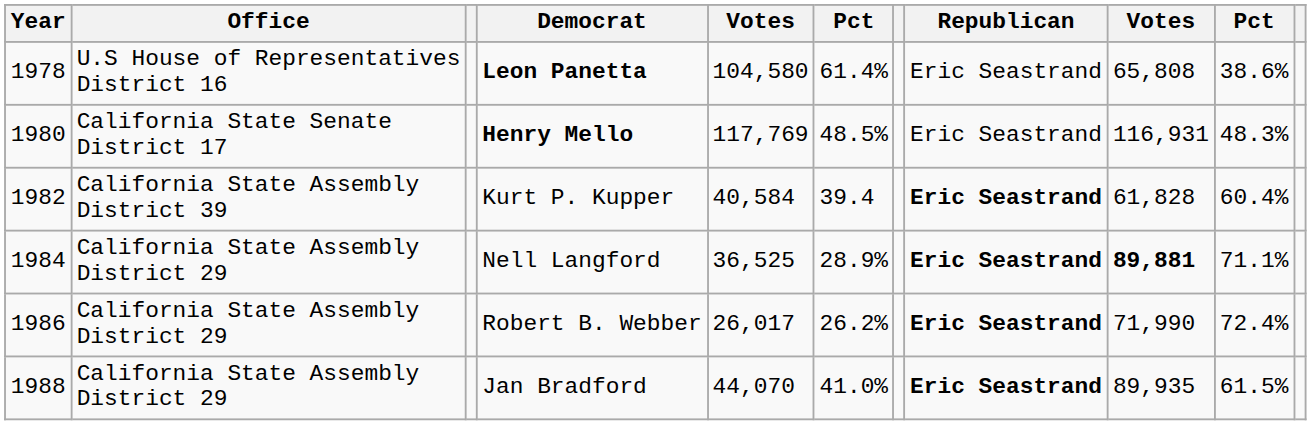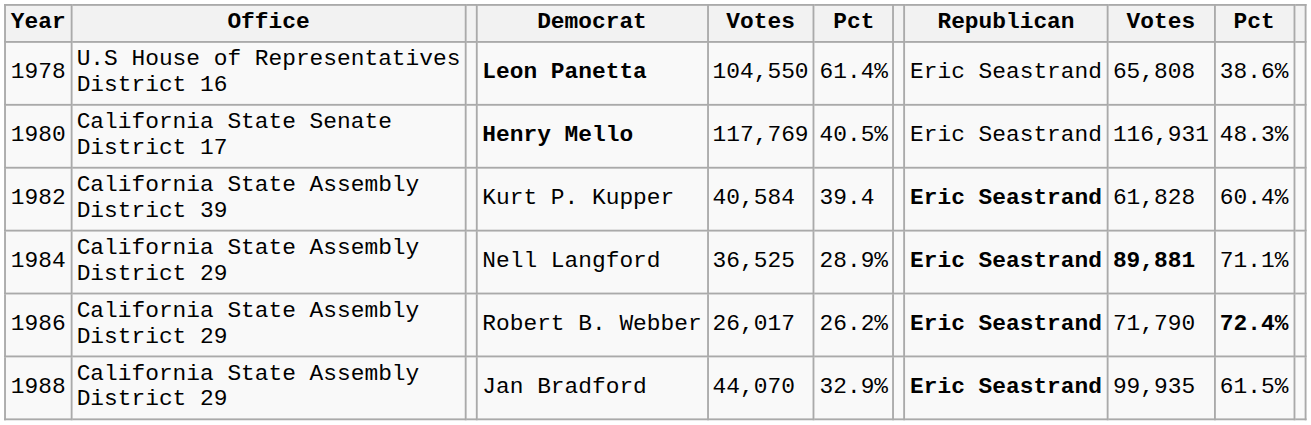(761, 73) 104,580 -> (761, 73) 104,550
(854, 136) 48.5% -> (854, 136) 40.5%
(1154, 324) 71,990 -> (1154, 324) 71,790
(1254, 324) normal -> (1254, 324) bold
(854, 387) 41.0% -> (854, 387) 32.9%
(1154, 387) 89,935 -> (1154, 387) 99,935
